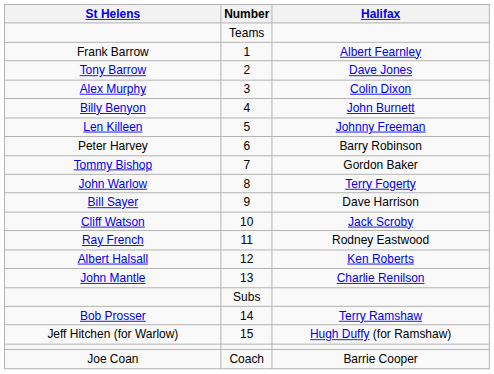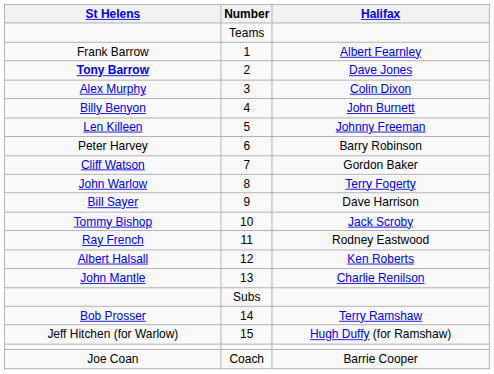(113, 70) normal -> (113, 70) bold
(113, 164) Tommy Bishop -> (113, 164) Cliff Watson
(113, 221) Cliff Watson -> (113, 221) Tommy Bishop
